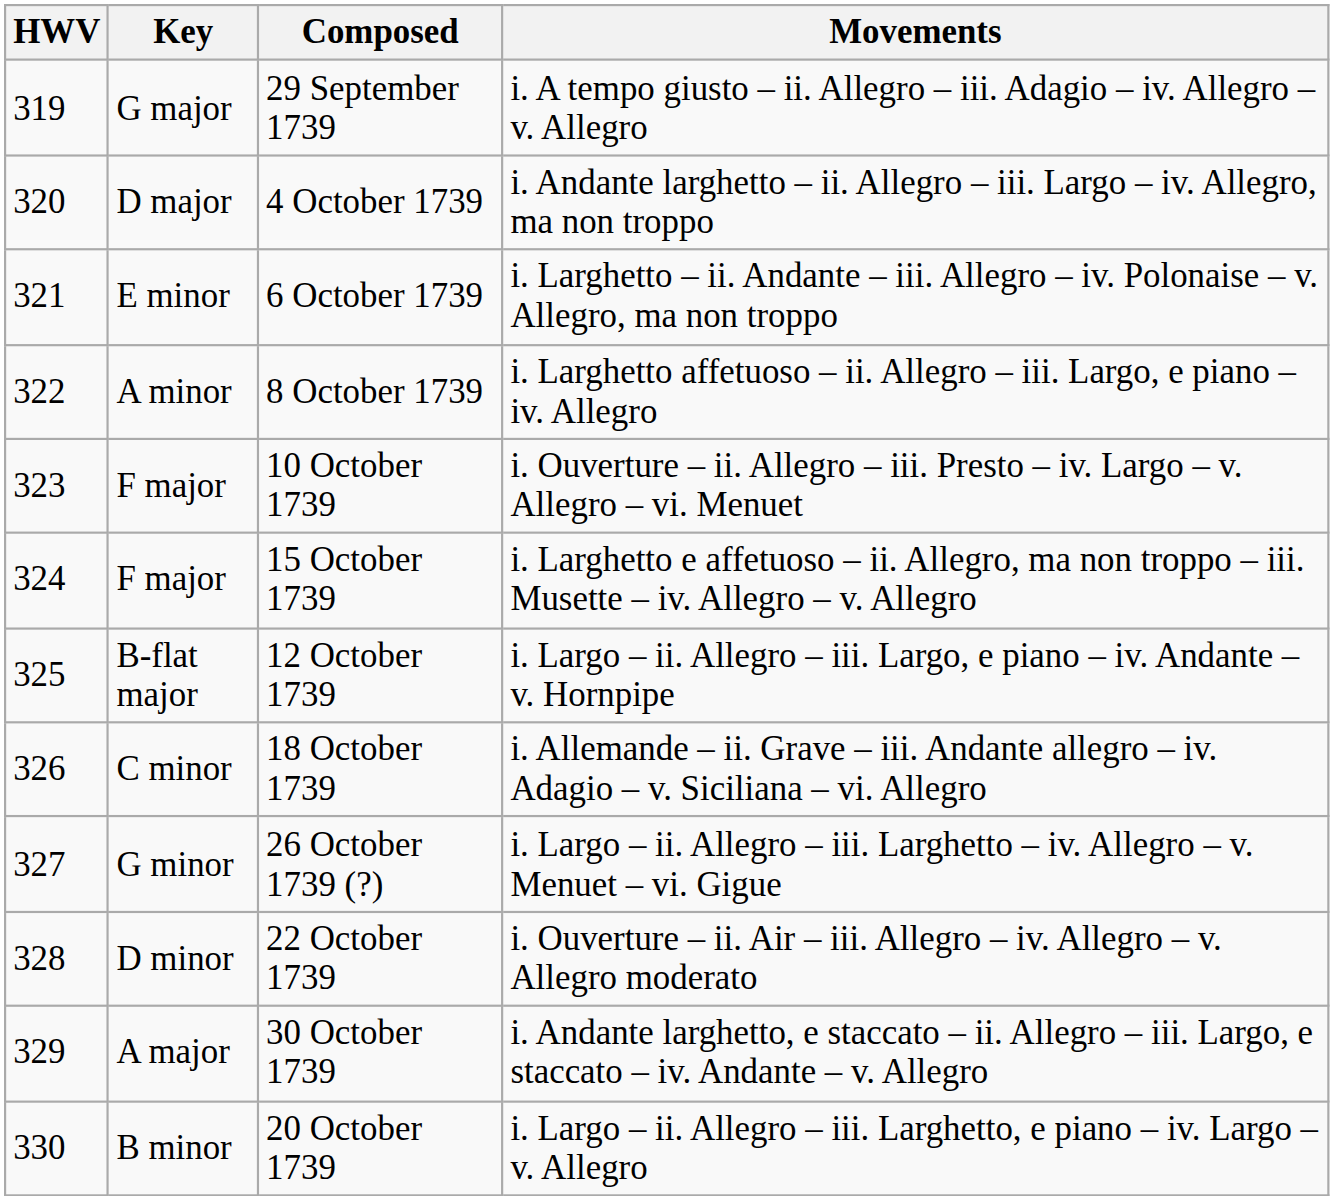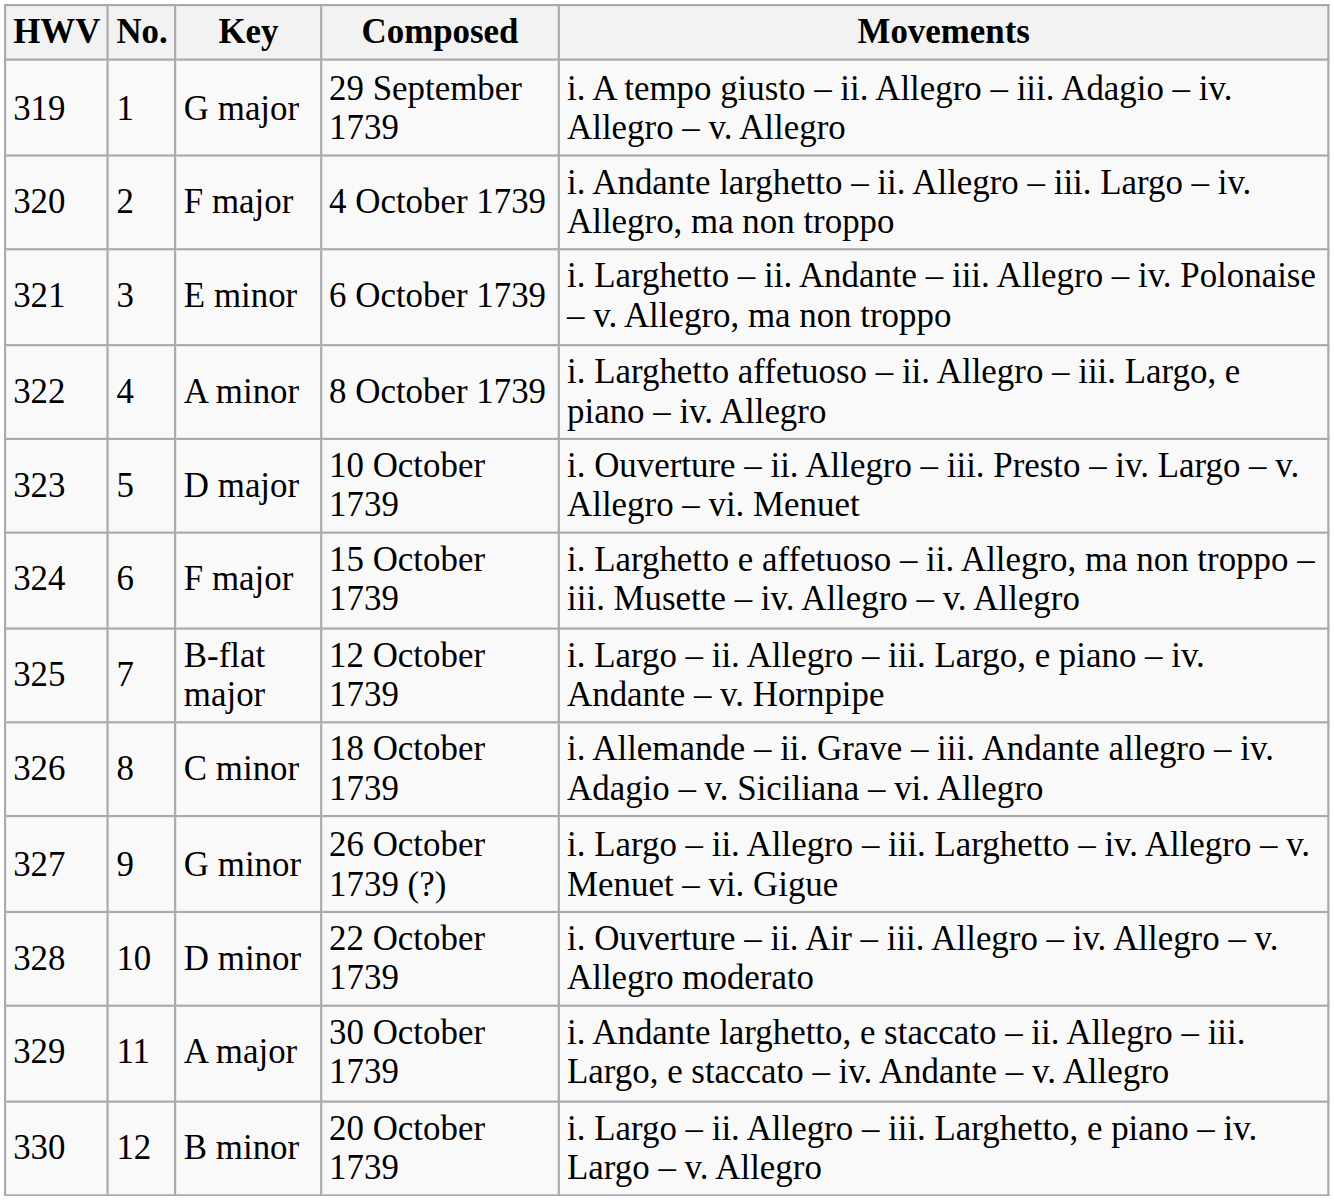+ column: (142, 32)
(174, 201) D major -> (239, 201) F major
(171, 485) F major -> (241, 485) D major
